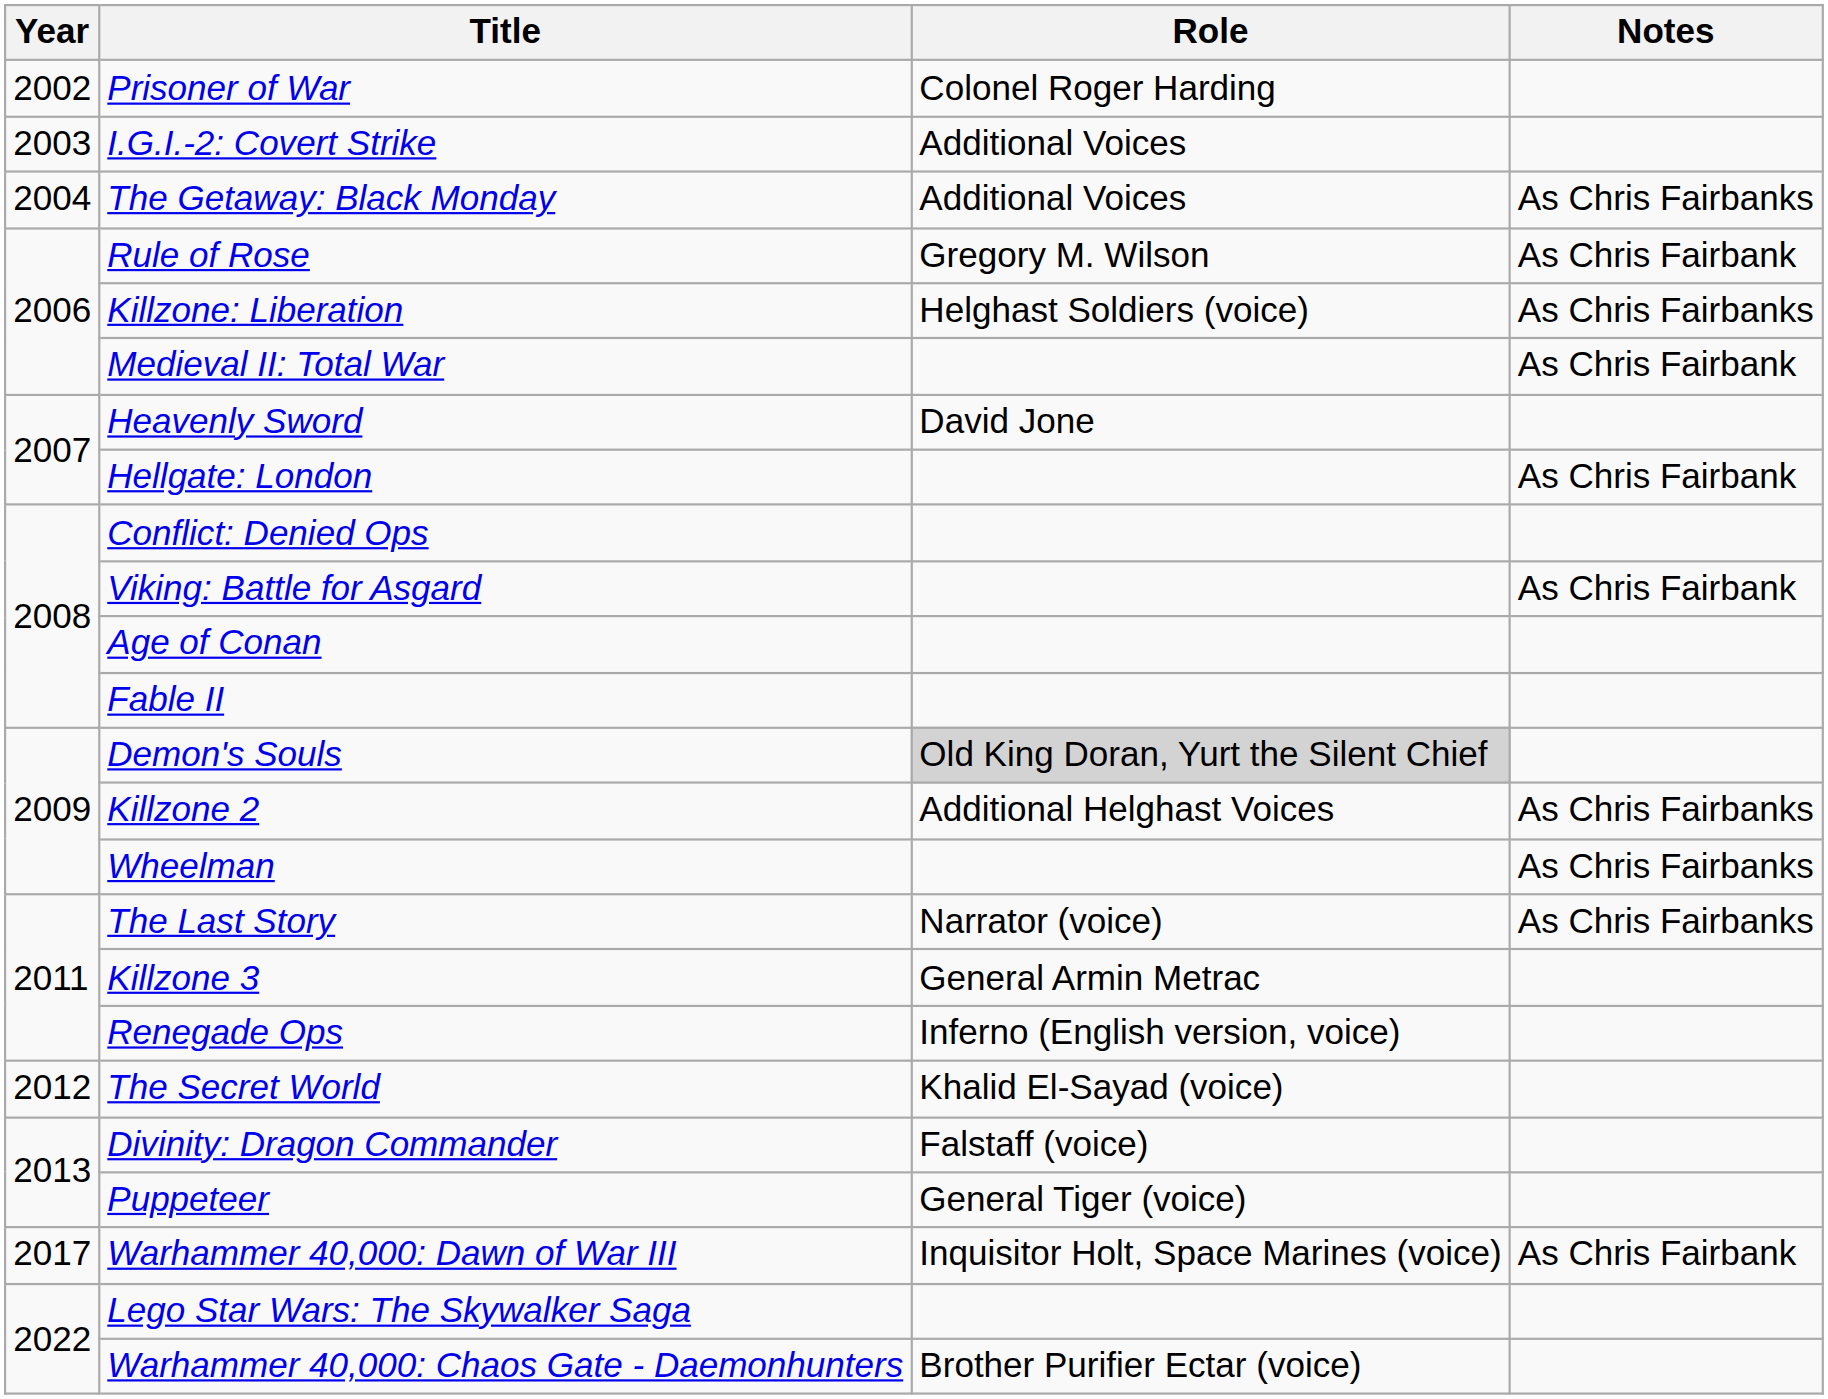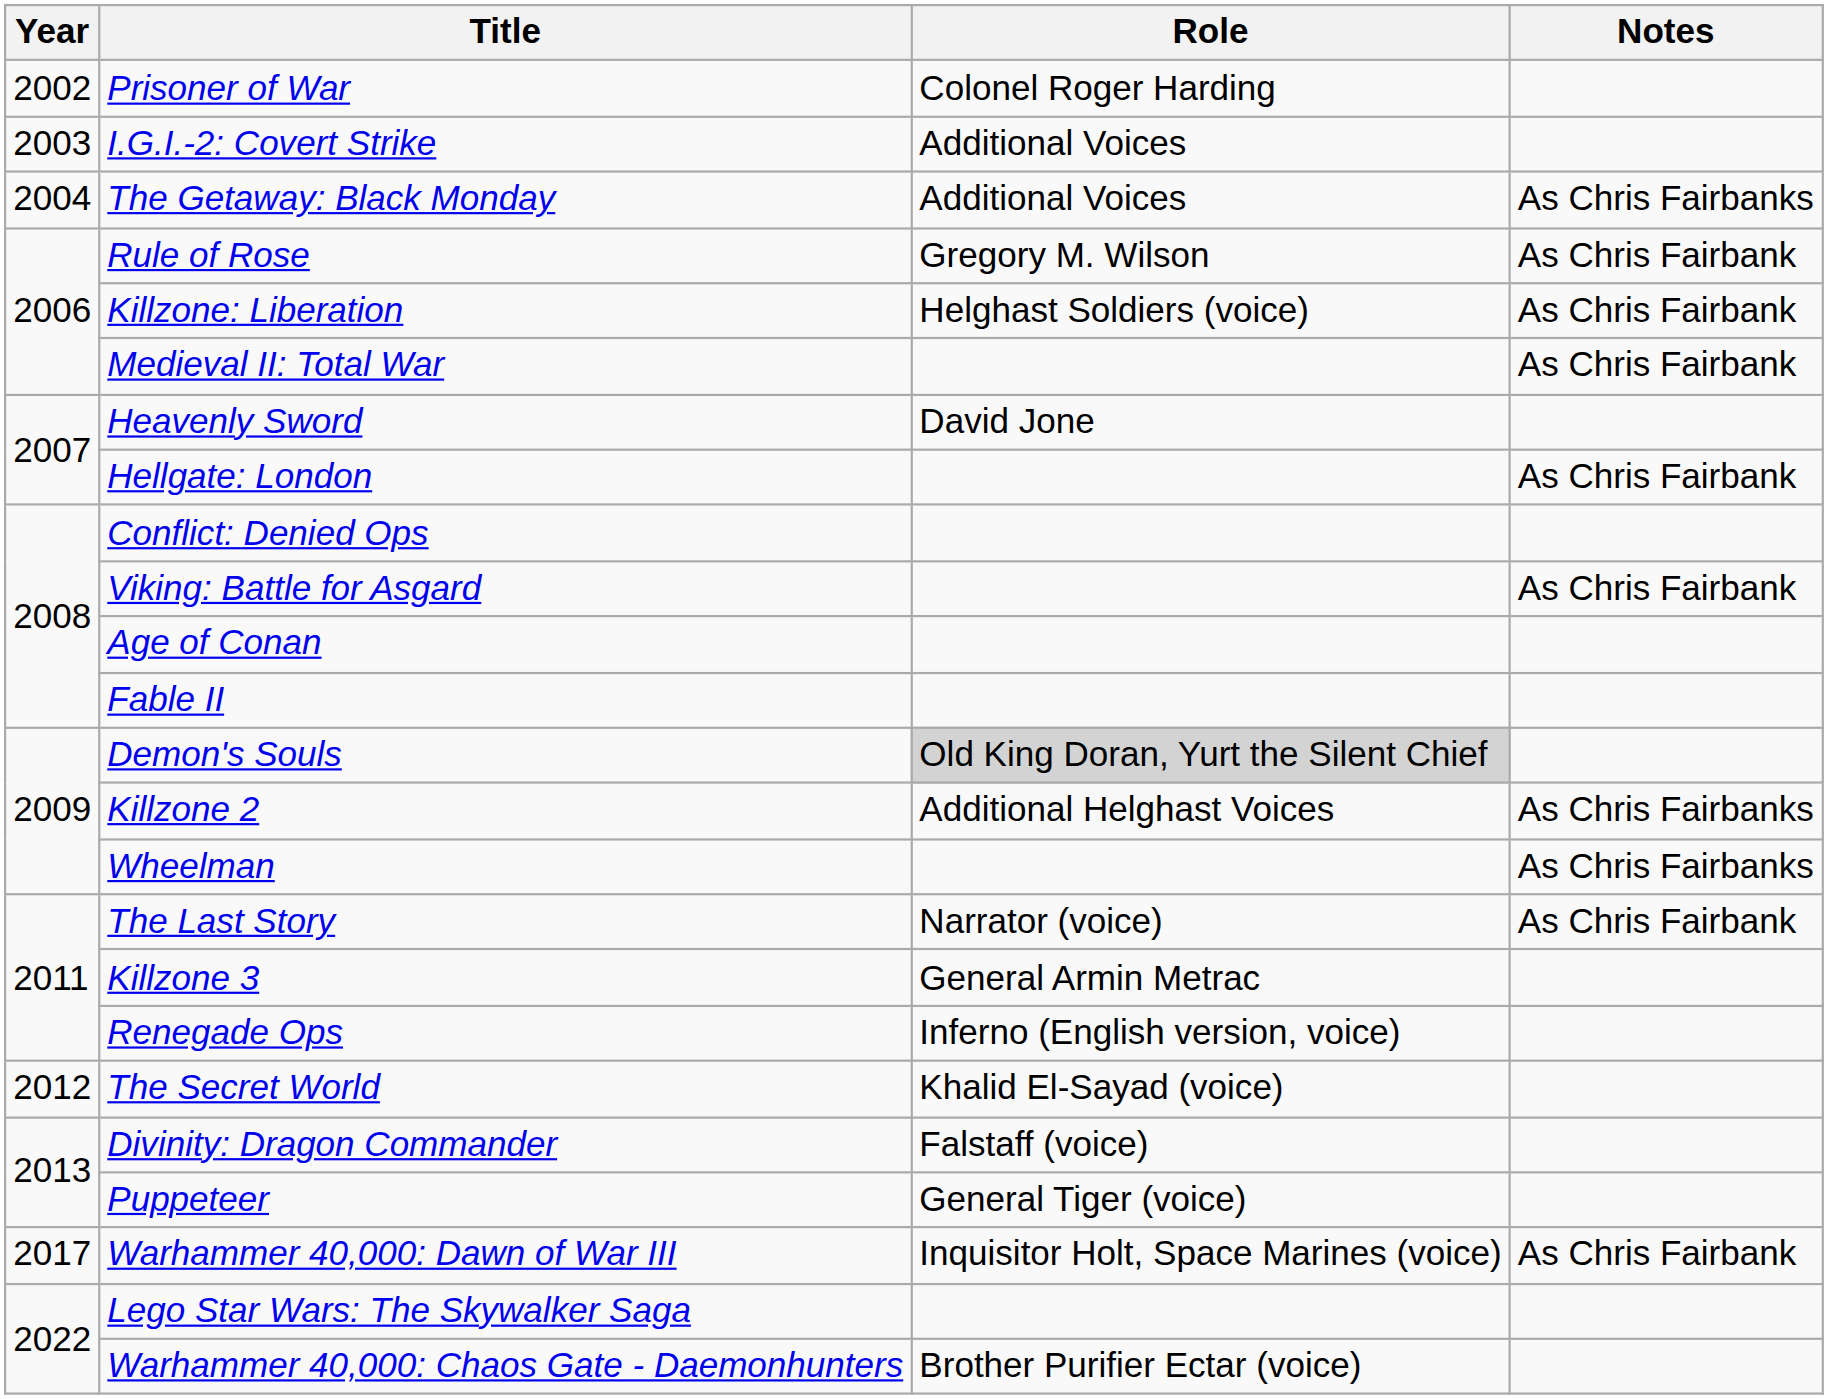(1666, 310) As Chris Fairbanks -> (1657, 310) As Chris Fairbank
(1666, 921) As Chris Fairbanks -> (1657, 921) As Chris Fairbank
